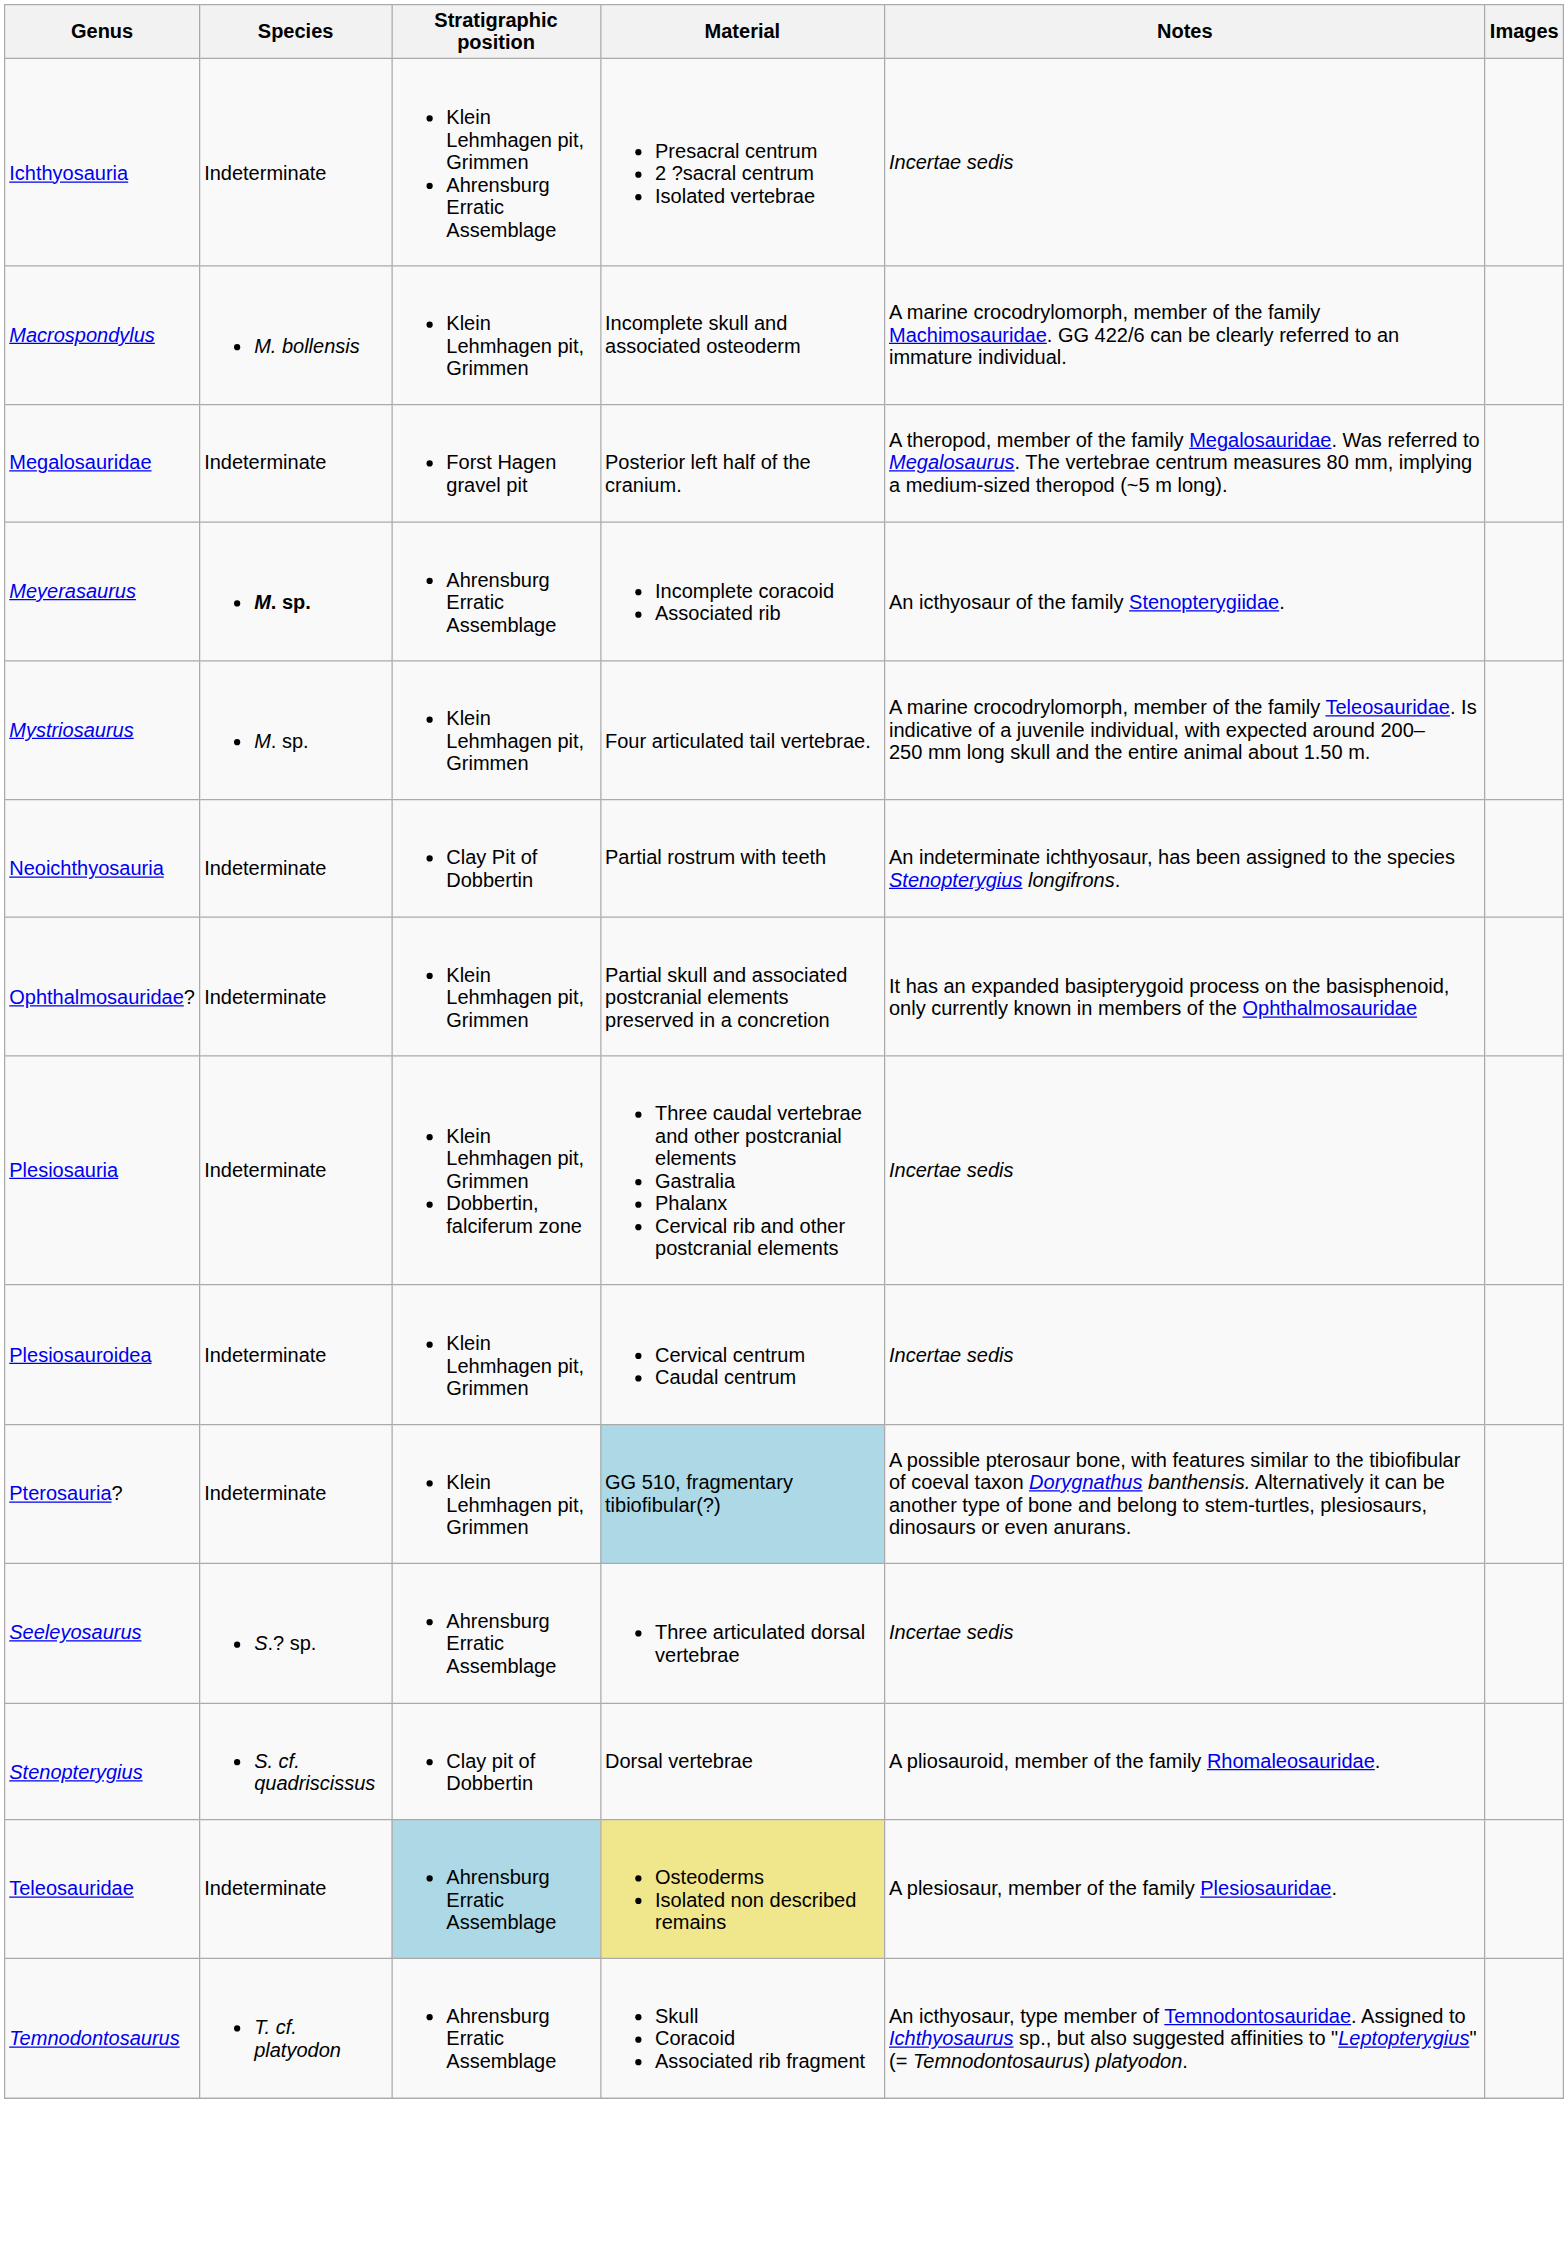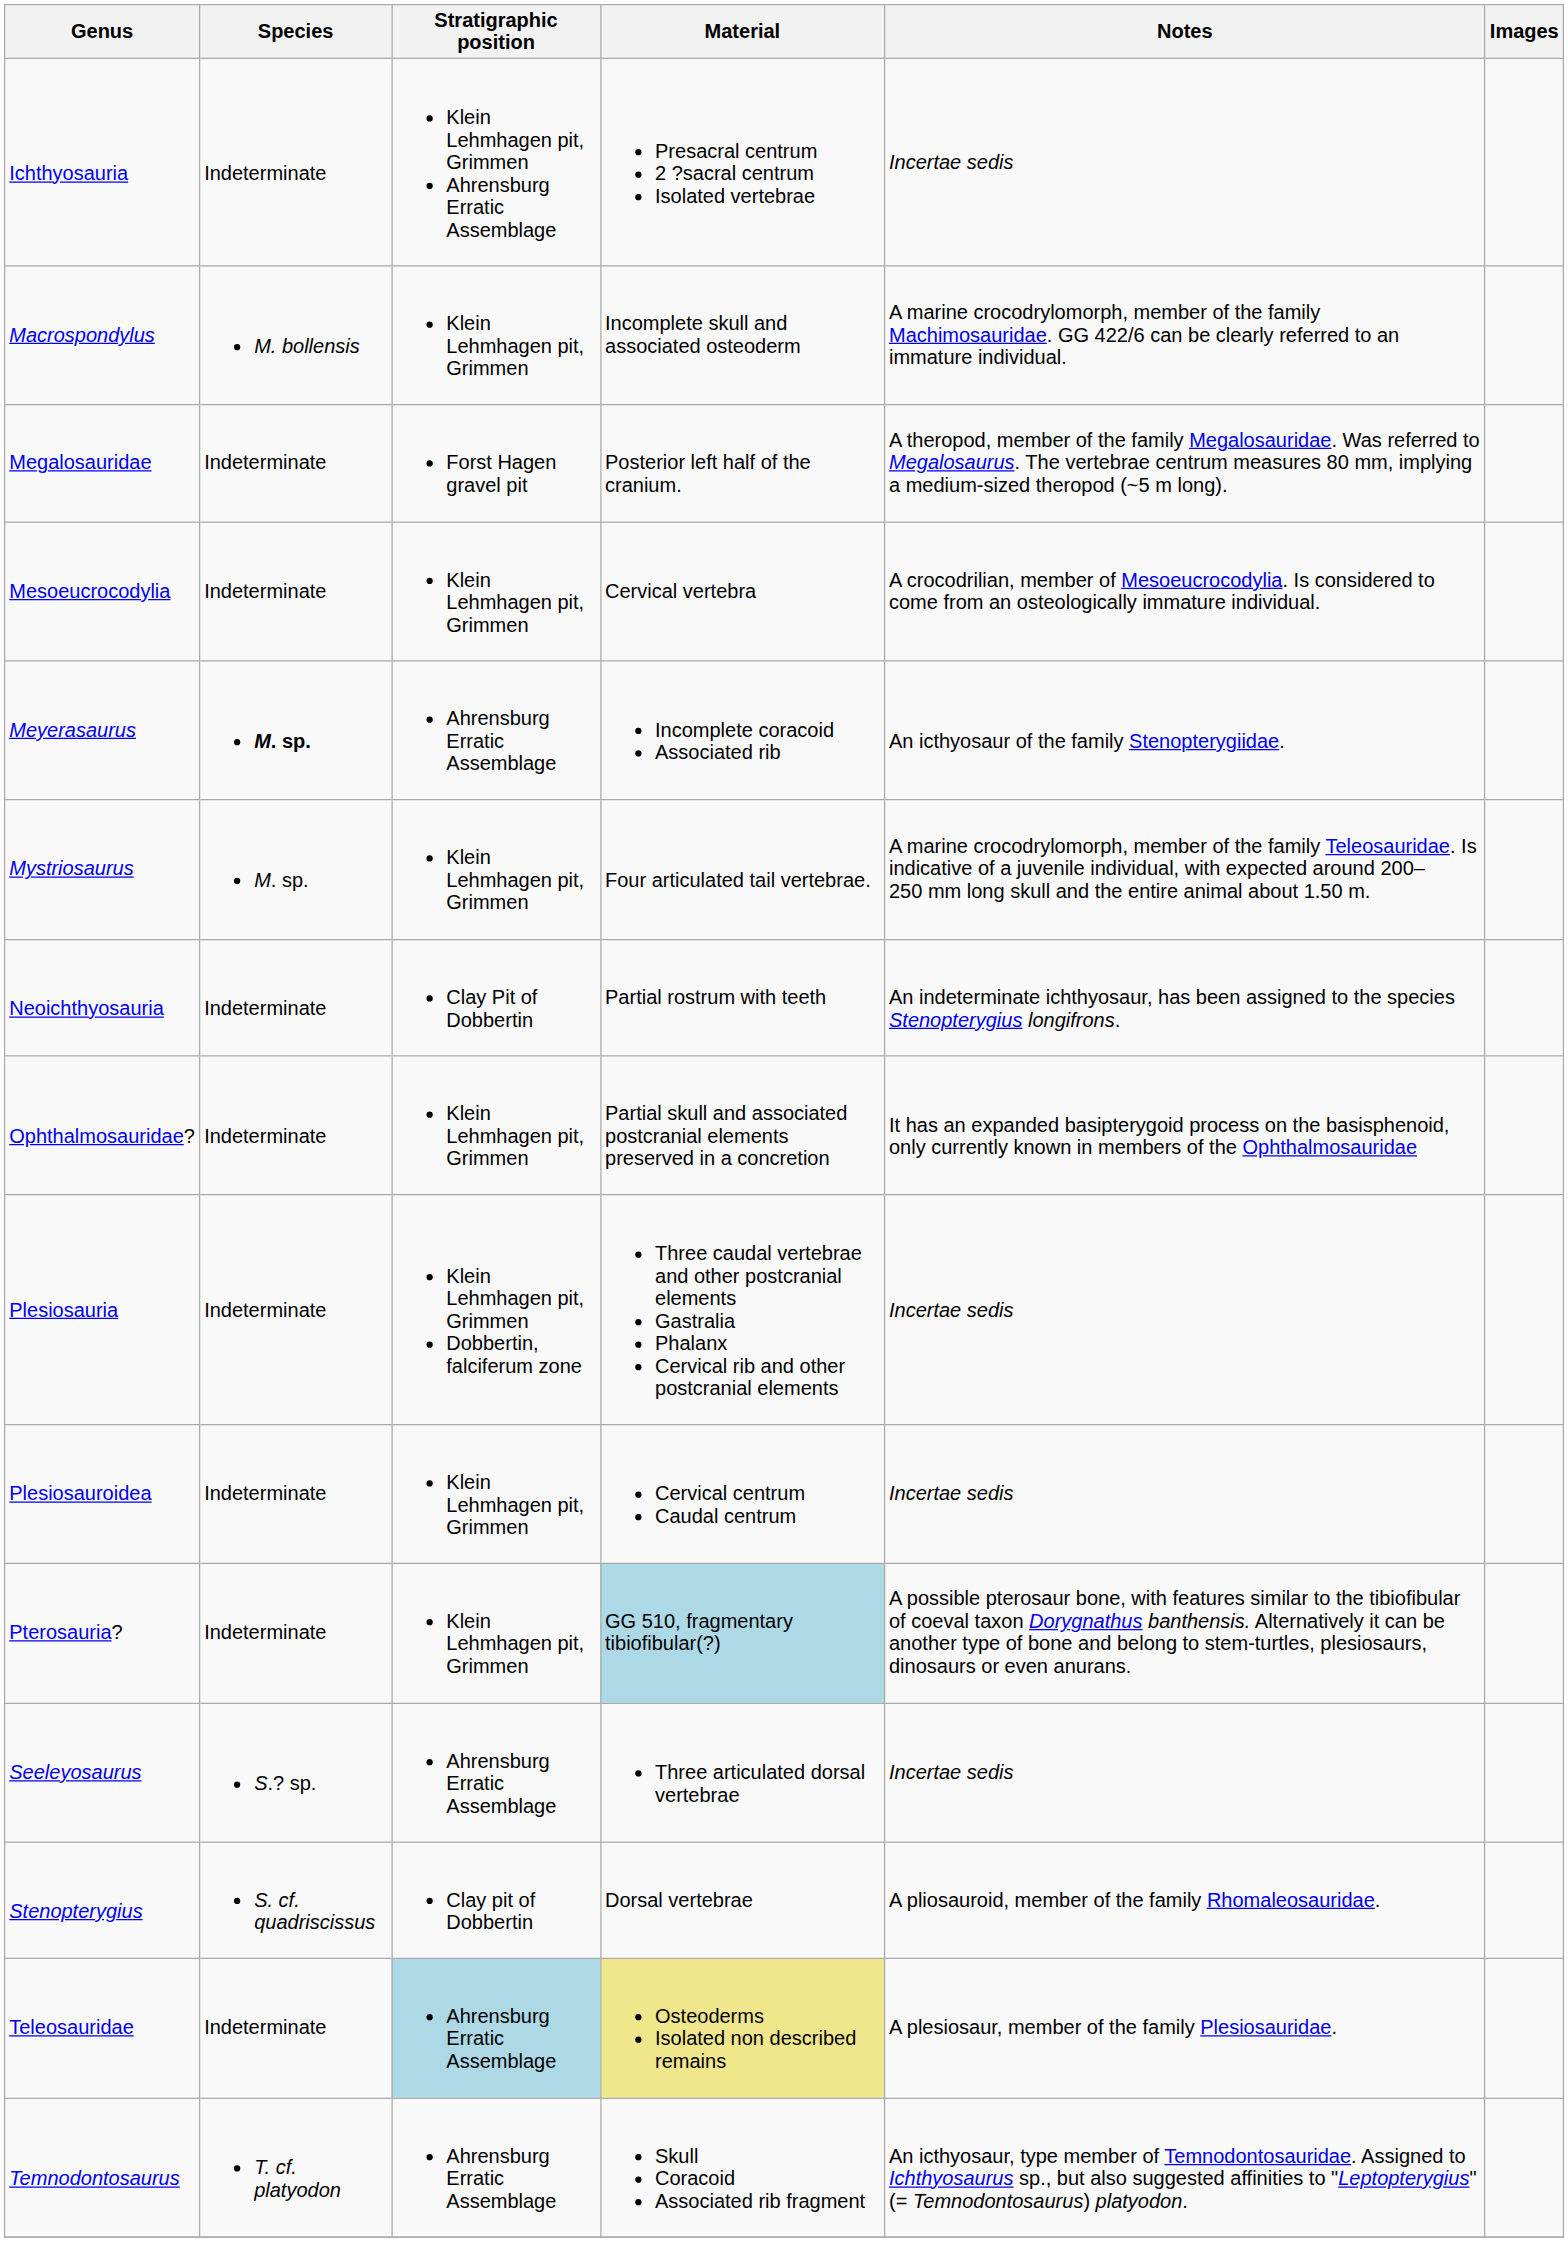+ row: (90, 590)
